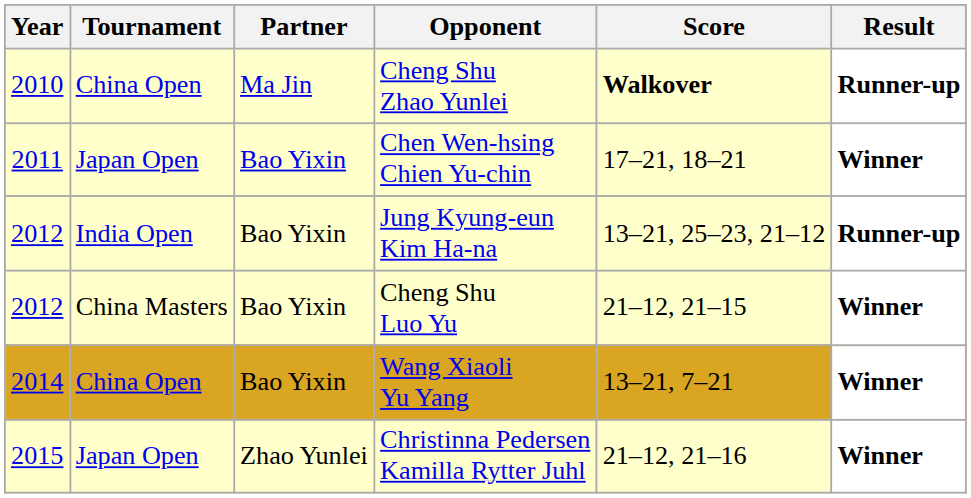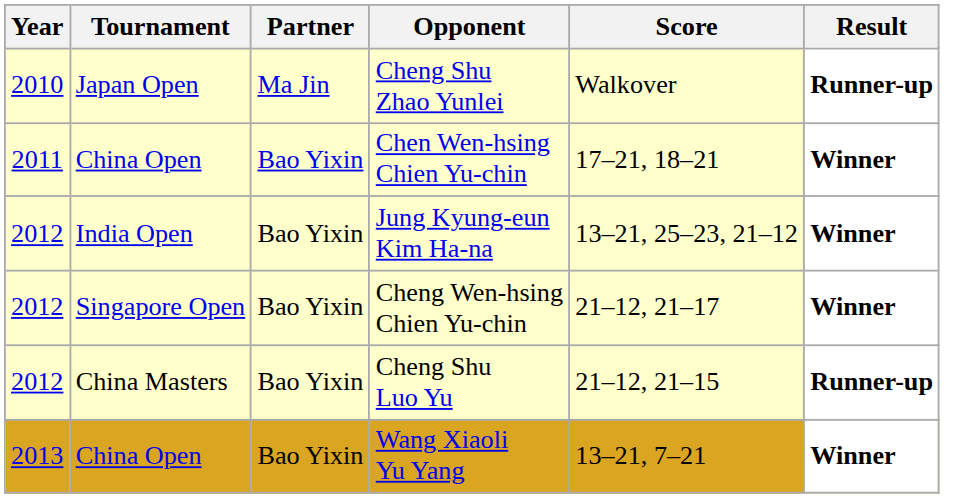(139, 85) China Open -> (137, 85) Japan Open
(657, 85) bold -> (626, 85) normal
(137, 159) Japan Open -> (139, 159) China Open
(899, 233) Runner-up -> (853, 233) Winner
+ row: (469, 307)
(880, 307) Winner -> (872, 381) Runner-up
(37, 381) 2014 -> (37, 456) 2013
- row: (485, 456)
